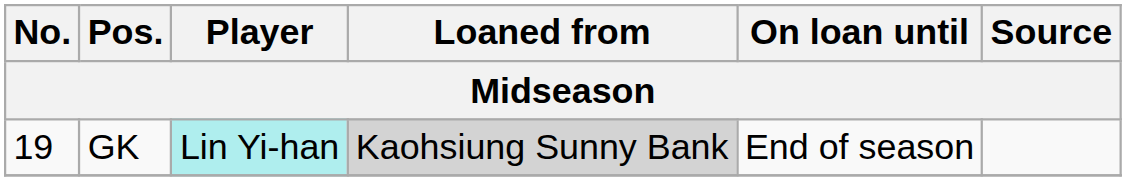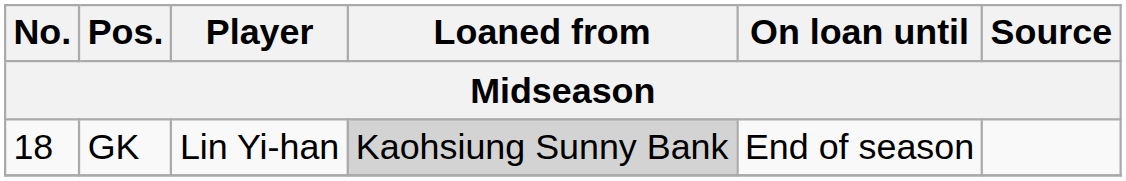(33, 146) 19 -> (33, 146) 18
(260, 146) paleturquoise background -> (260, 146) no background
